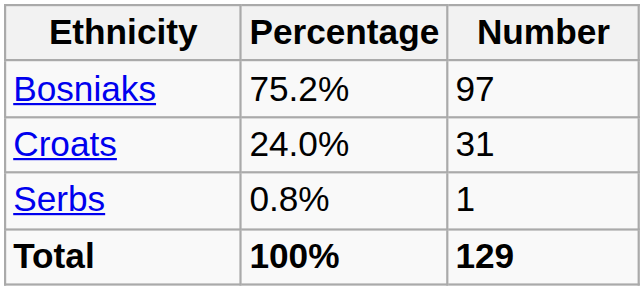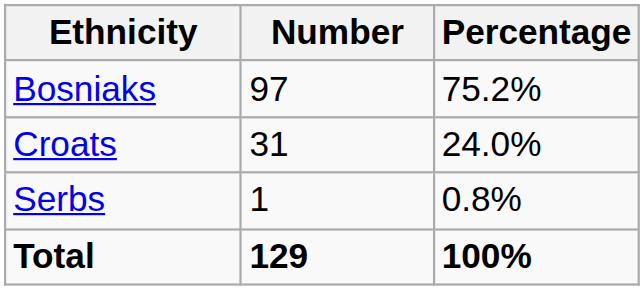columns swapped: (543, 32) <-> (344, 32)
